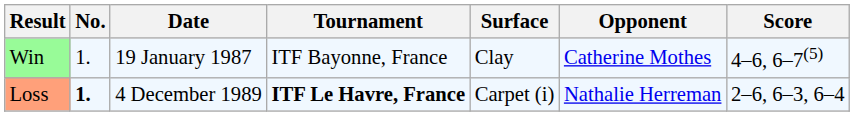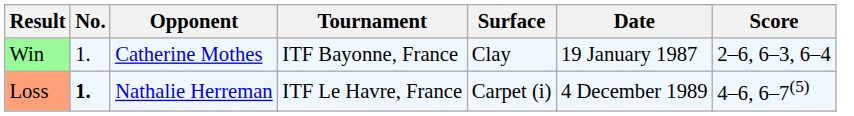columns swapped: (188, 20) <-> (643, 20)
(777, 57) 4–6, 6–7(5) -> (774, 54) 2–6, 6–3, 6–4
(368, 93) bold -> (372, 90) normal
(788, 93) 2–6, 6–3, 6–4 -> (763, 90) 4–6, 6–7(5)
